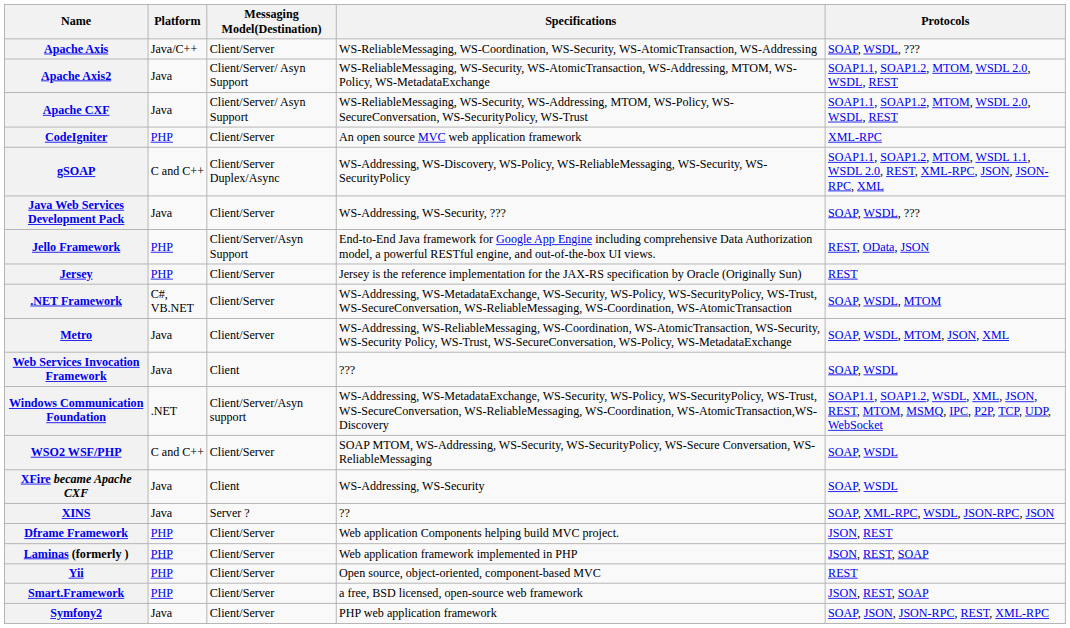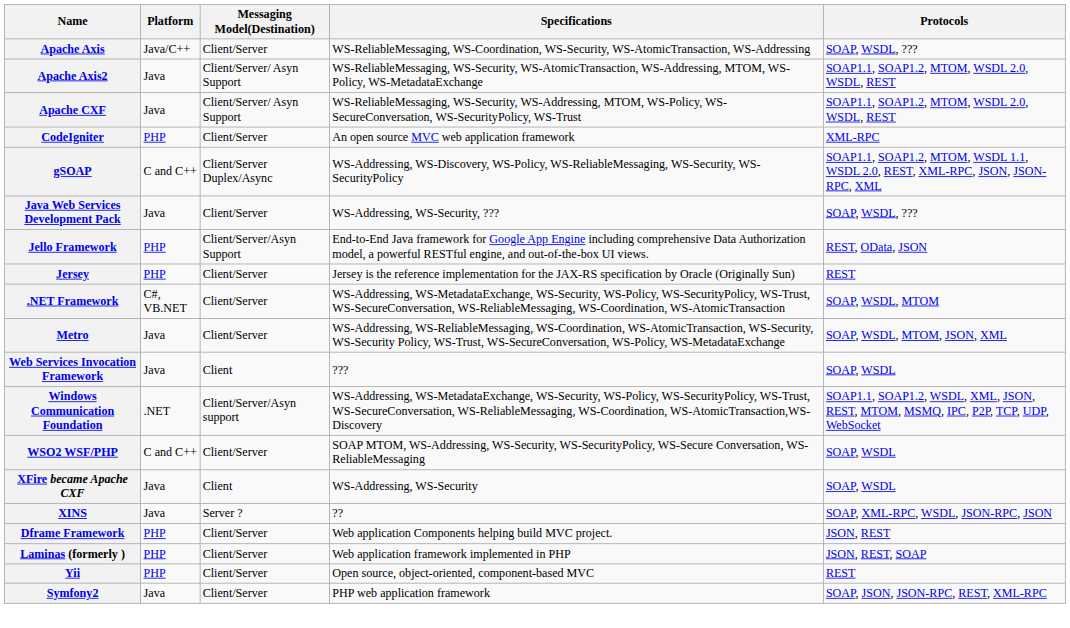- row: (76, 593)
